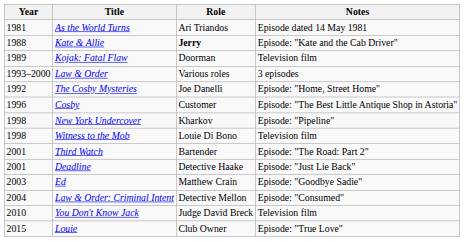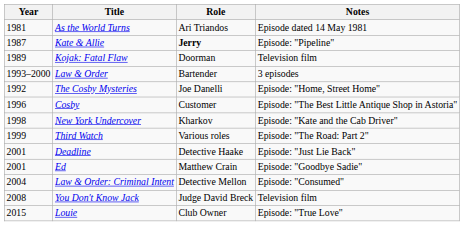(16, 43) 1988 -> (16, 43) 1987
(328, 43) Episode: "Kate and the Cab Driver" -> (296, 43) Episode: "Pipeline"
(204, 74) Various roles -> (198, 74) Bartender
(296, 120) Episode: "Pipeline" -> (328, 120) Episode: "Kate and the Cab Driver"
- row: (92, 136)
(16, 151) 2001 -> (16, 136) 1999
(198, 151) Bartender -> (204, 136) Various roles
(16, 182) 2003 -> (16, 167) 2001
(16, 213) 2010 -> (16, 197) 2008
